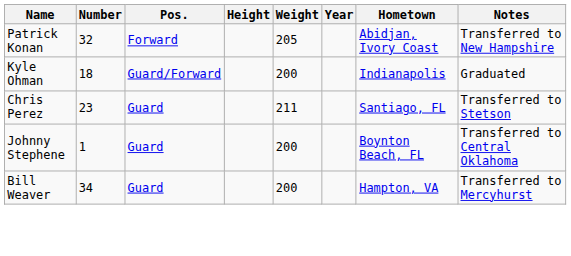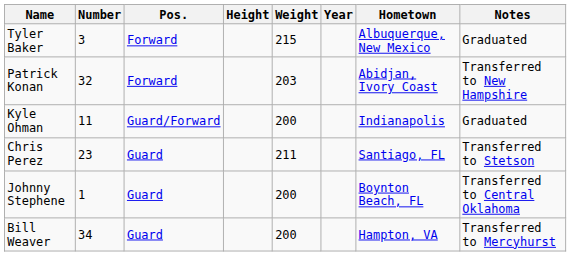+ row: (25, 41)
(287, 41) 205 -> (286, 81) 203
(86, 74) 18 -> (85, 121) 11
